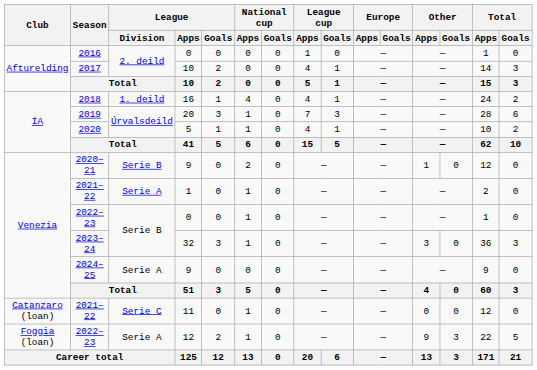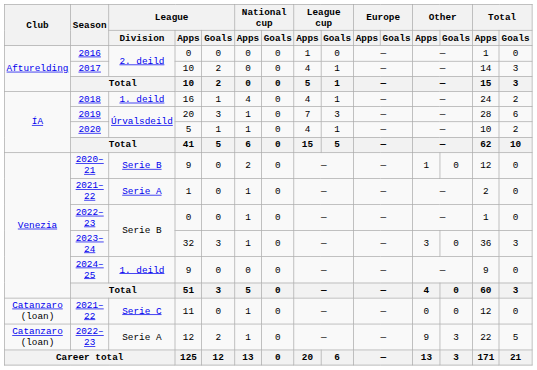(142, 270) Serie A -> (142, 270) 1. deild
(37, 337) Foggia (loan) -> (37, 337) Catanzaro (loan)
